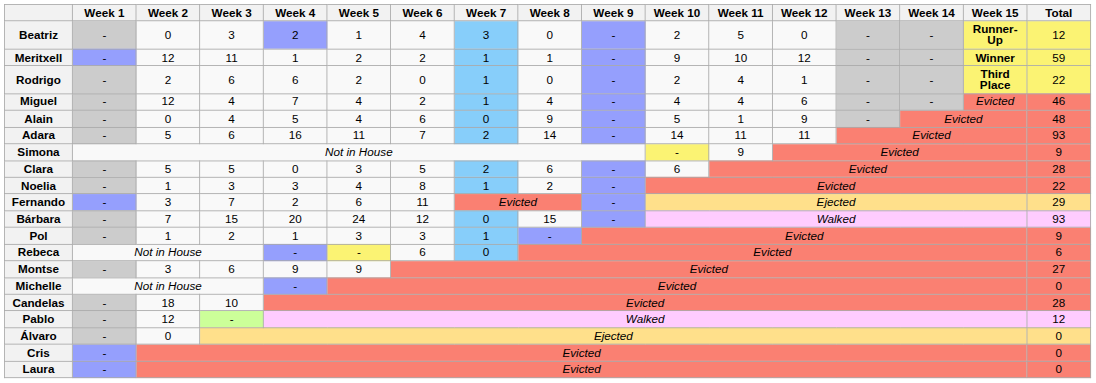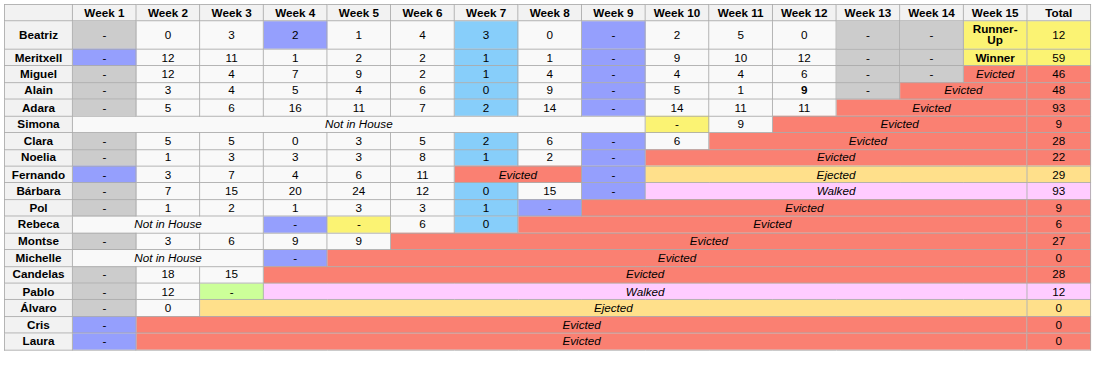- row: (38, 79)
(359, 102) 4 -> (359, 74) 9
(168, 118) 0 -> (168, 90) 3
(804, 118) normal -> (804, 90) bold
(359, 185) 4 -> (359, 157) 3
(295, 202) 2 -> (295, 174) 4
(232, 302) 10 -> (232, 274) 15
